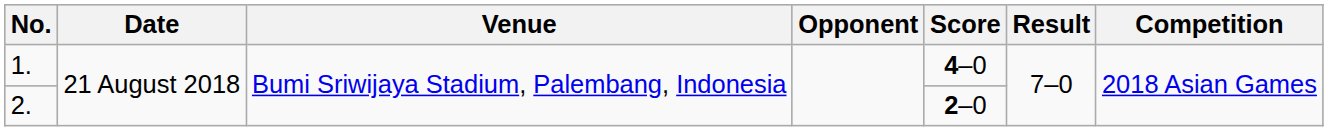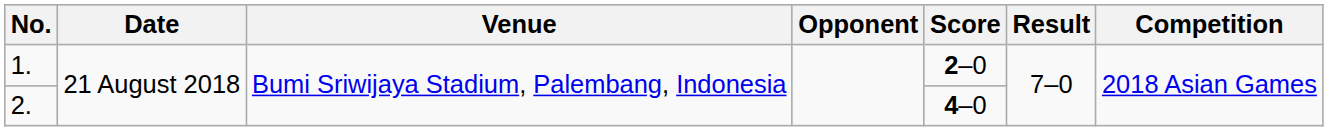(965, 65) 4–0 -> (965, 65) 2–0
(965, 105) 2–0 -> (965, 105) 4–0
